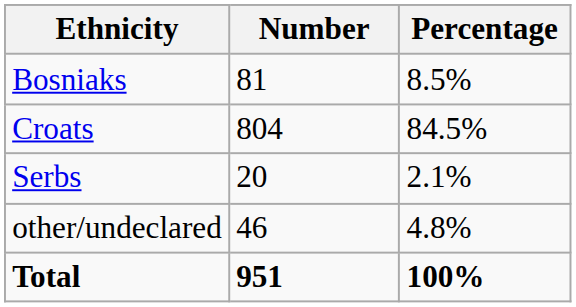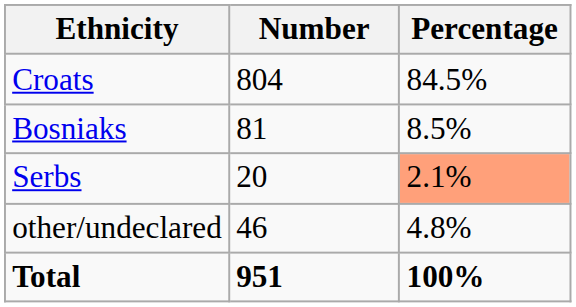rows swapped: (53, 128) <-> (69, 78)
(439, 177) no background -> (439, 177) lightsalmon background
